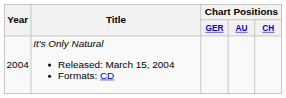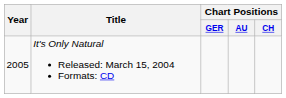(18, 64) 2004 -> (18, 64) 2005
